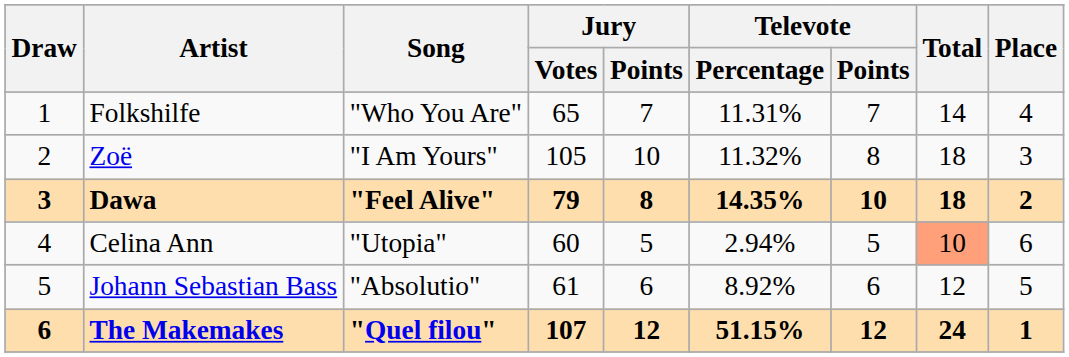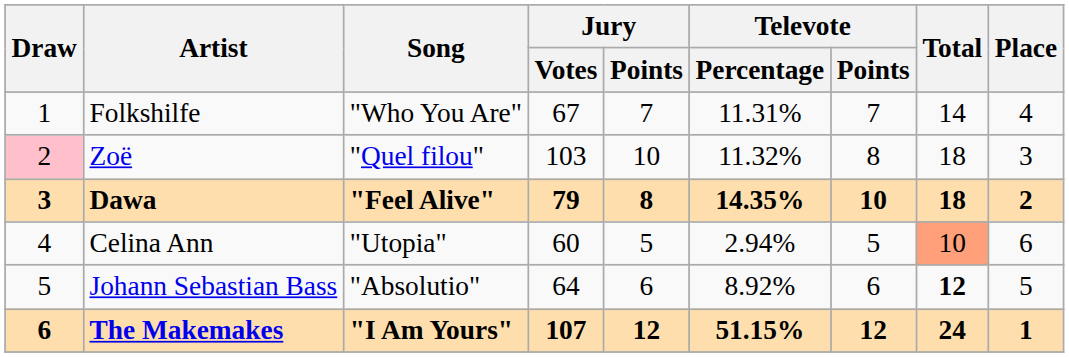(566, 112) 65 -> (566, 112) 67
(44, 156) no background -> (44, 156) pink background
(424, 156) "I Am Yours" -> (417, 156) "Quel filou"
(566, 156) 105 -> (566, 156) 103
(566, 286) 61 -> (566, 286) 64
(952, 286) normal -> (952, 286) bold
(423, 329) "Quel filou" -> (431, 329) "I Am Yours"
